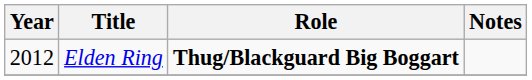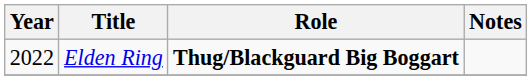(32, 57) 2012 -> (32, 57) 2022
